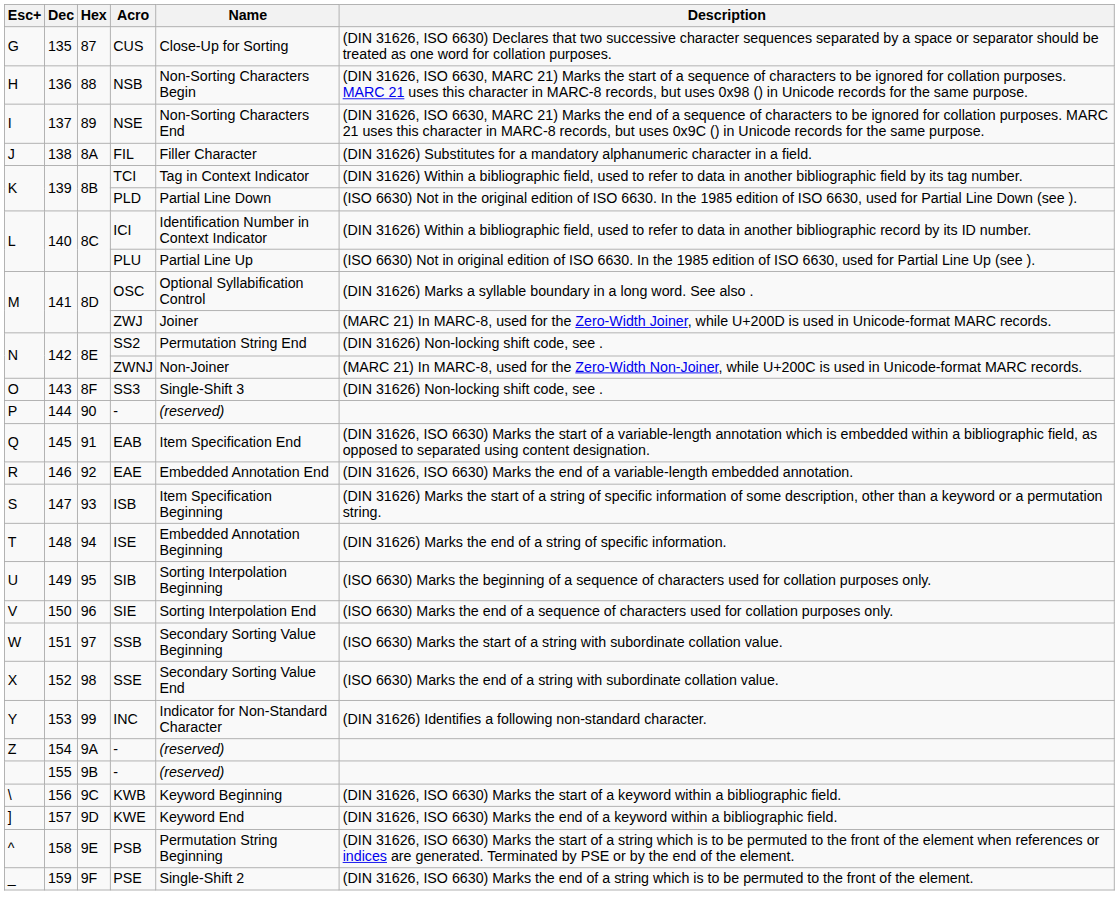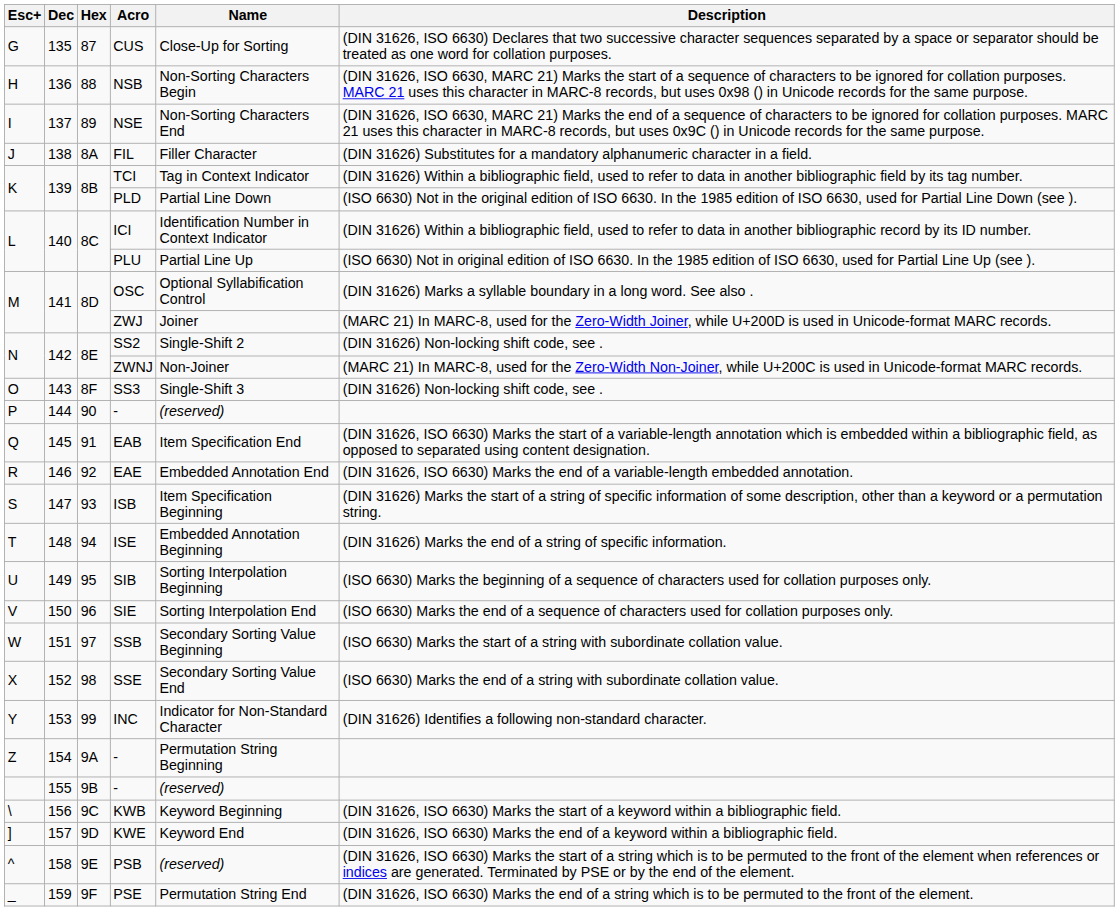(233, 344) Permutation String End -> (202, 344) Single-Shift 2
(192, 750) (reserved) -> (218, 758) Permutation String Beginning
(218, 848) Permutation String Beginning -> (192, 864) (reserved)
(202, 878) Single-Shift 2 -> (233, 895) Permutation String End
